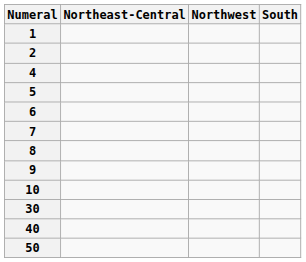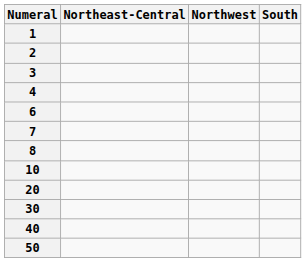+ row: (33, 73)
- row: (33, 92)
- row: (33, 170)
+ row: (33, 190)
